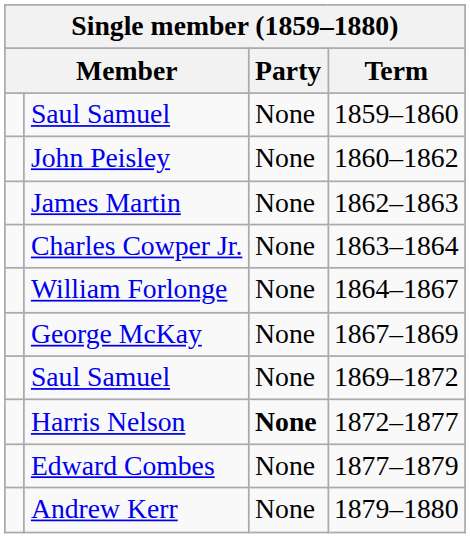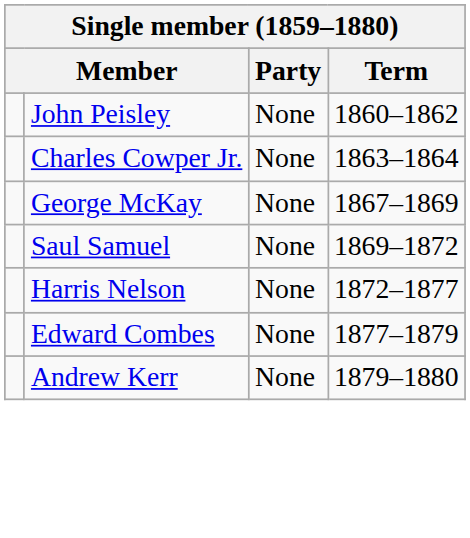- row: (101, 114)
- row: (106, 202)
- row: (129, 289)
(286, 421) bold -> (285, 289) normal
